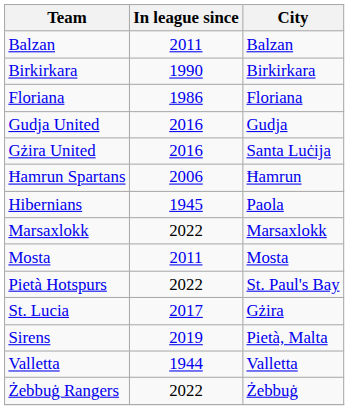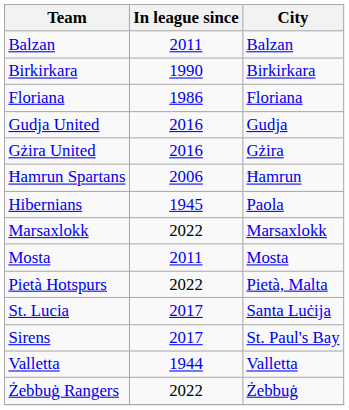(289, 151) Santa Luċija -> (265, 151) Gżira
(293, 284) St. Paul's Bay -> (287, 284) Pietà, Malta
(265, 310) Gżira -> (289, 310) Santa Luċija
(186, 337) 2019 -> (186, 337) 2017
(287, 337) Pietà, Malta -> (293, 337) St. Paul's Bay
